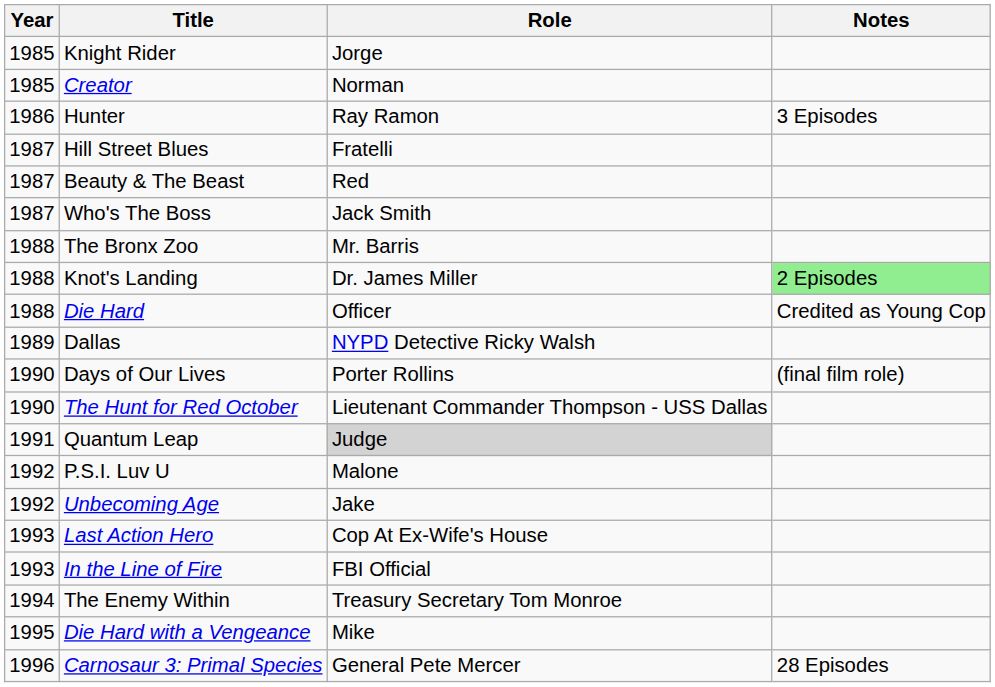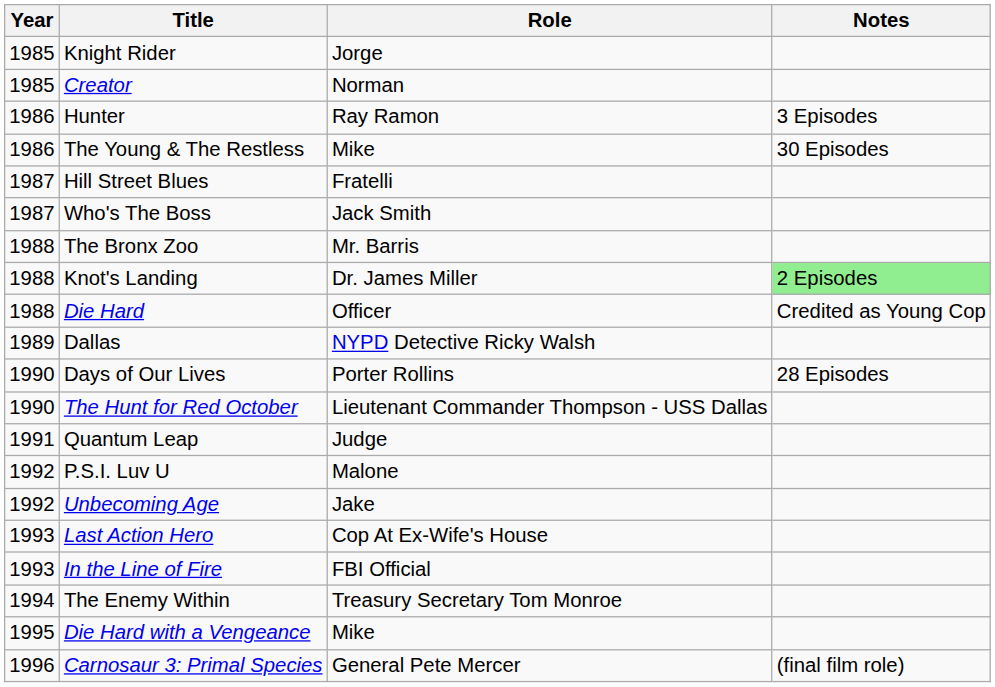+ row: (184, 149)
- row: (154, 181)
(841, 375) (final film role) -> (833, 375) 28 Episodes
(360, 439) lightgrey background -> (360, 439) no background
(833, 665) 28 Episodes -> (841, 665) (final film role)
